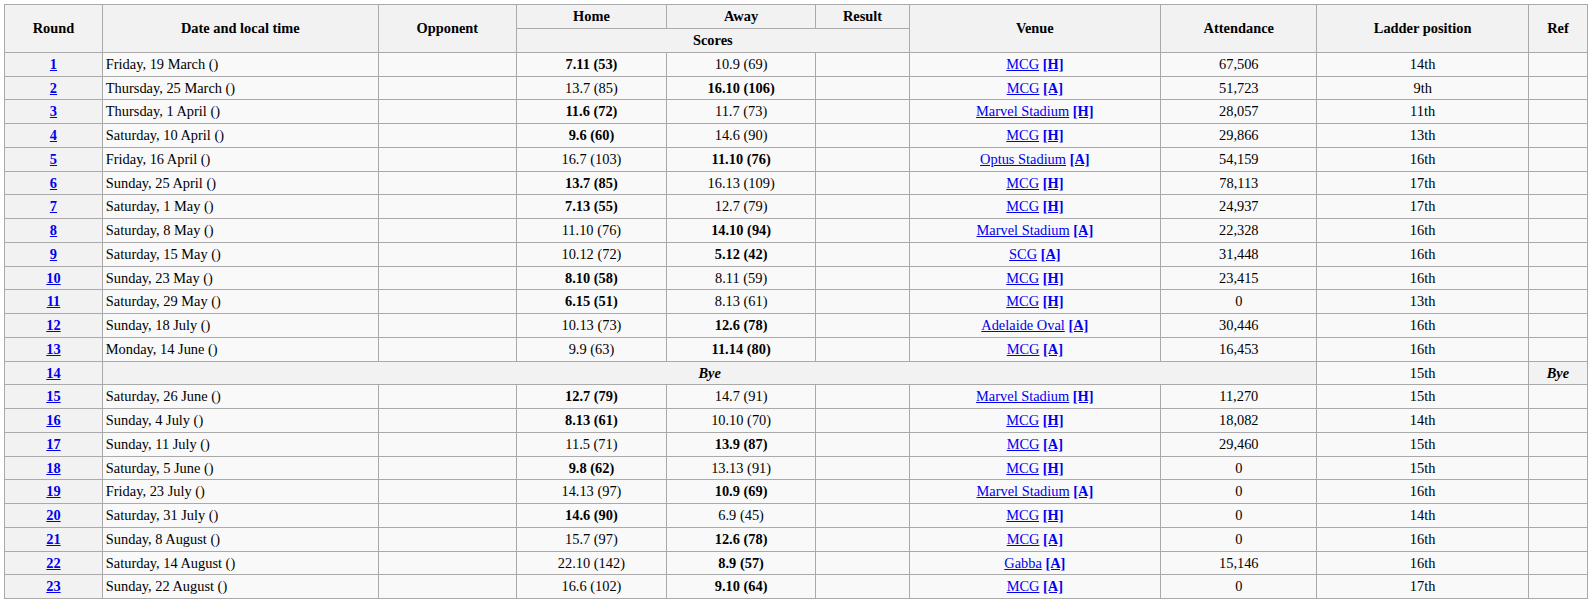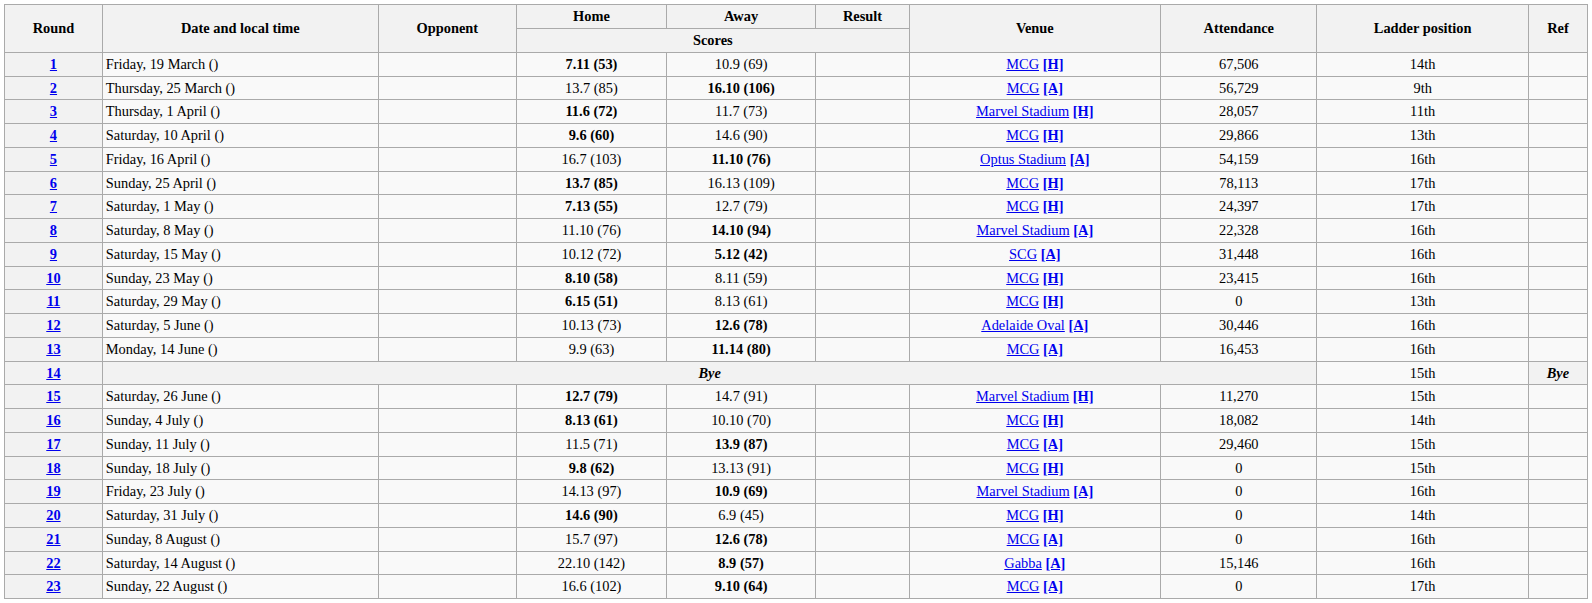(1239, 88) 51,723 -> (1239, 88) 56,729
(1239, 206) 24,937 -> (1239, 206) 24,397
(158, 325) Sunday, 18 July () -> (160, 325) Saturday, 5 June ()
(160, 468) Saturday, 5 June () -> (158, 468) Sunday, 18 July ()
